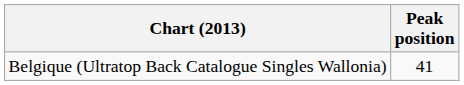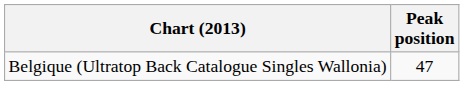(425, 66) 41 -> (425, 66) 47
